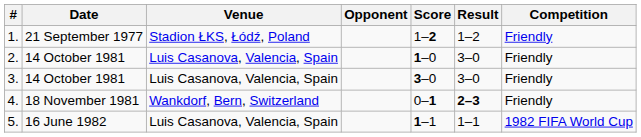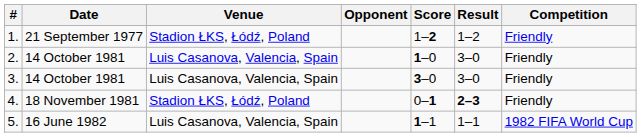(234, 100) Wankdorf, Bern, Switzerland -> (230, 100) Stadion ŁKS, Łódź, Poland
